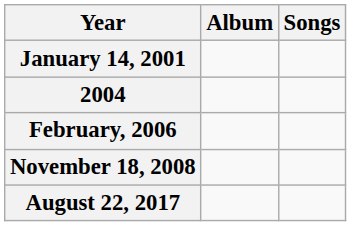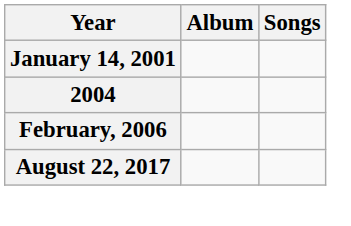- row: (103, 166)
